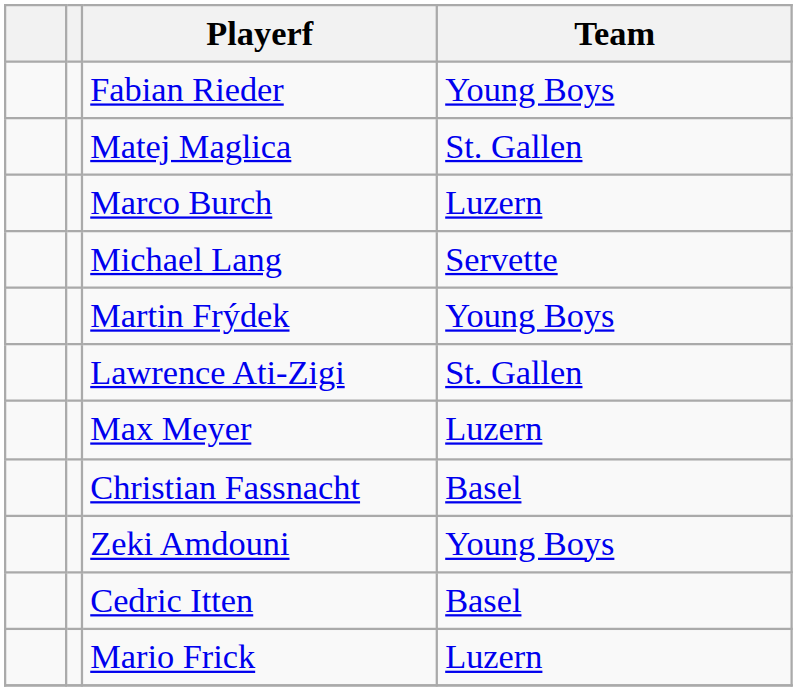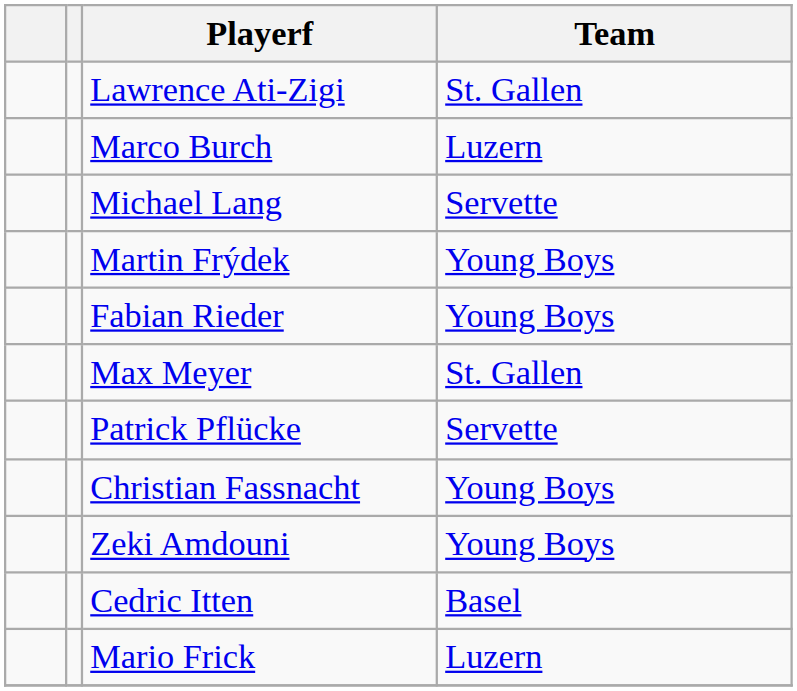rows swapped: (217, 372) <-> (187, 89)
- row: (191, 146)
(494, 429) Luzern -> (514, 372) St. Gallen
+ row: (196, 429)
(483, 486) Basel -> (530, 486) Young Boys
